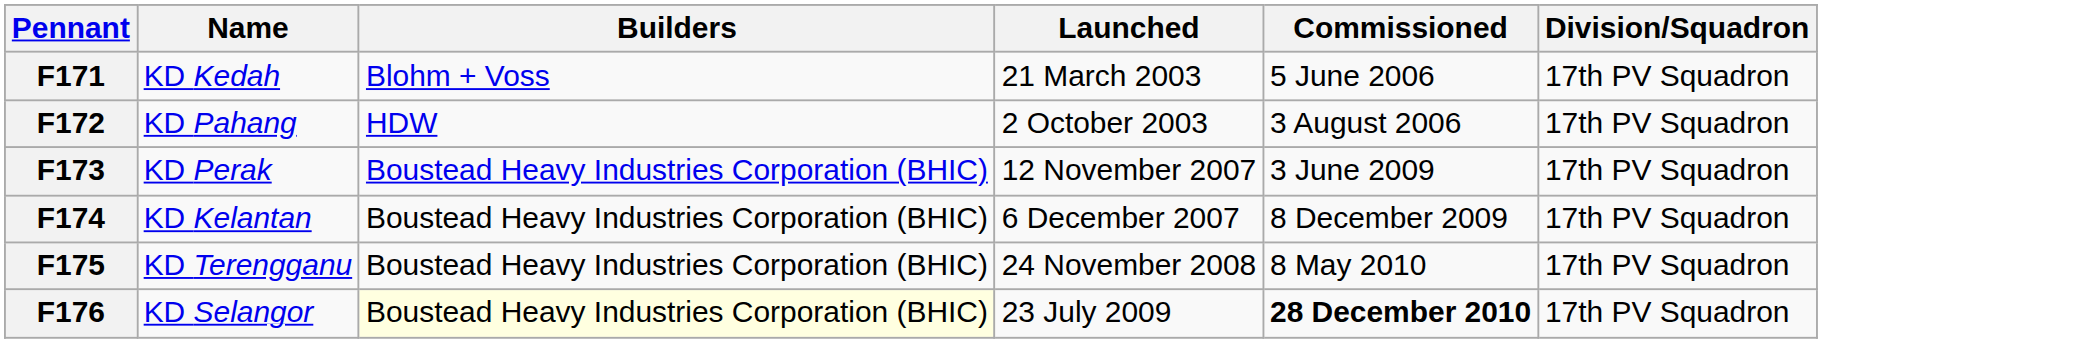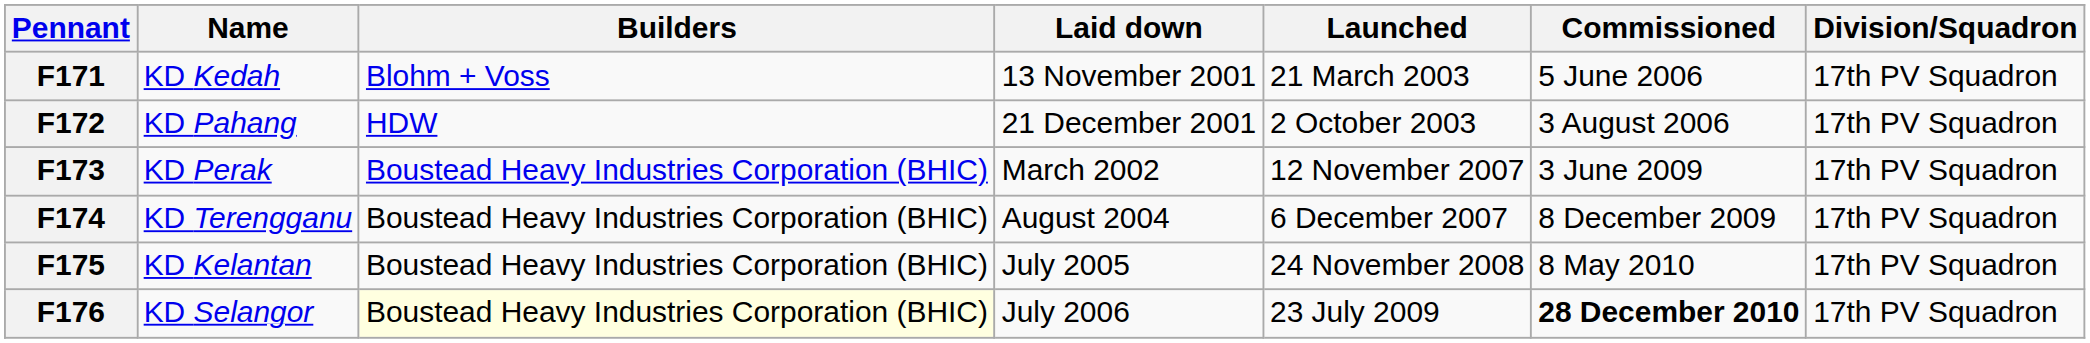+ column: (1129, 28)
(228, 218) KD Kelantan -> (248, 218) KD Terengganu
(248, 265) KD Terengganu -> (228, 265) KD Kelantan
